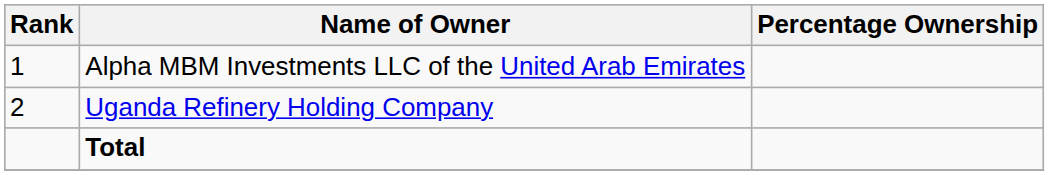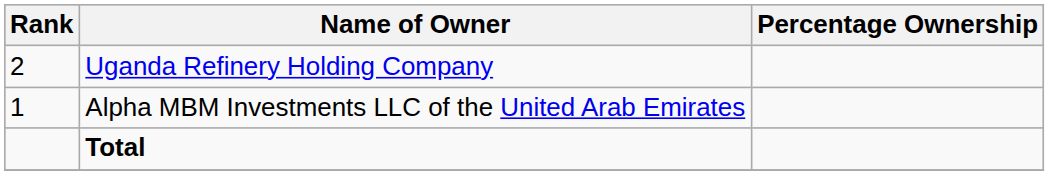rows swapped: (415, 66) <-> (289, 107)
